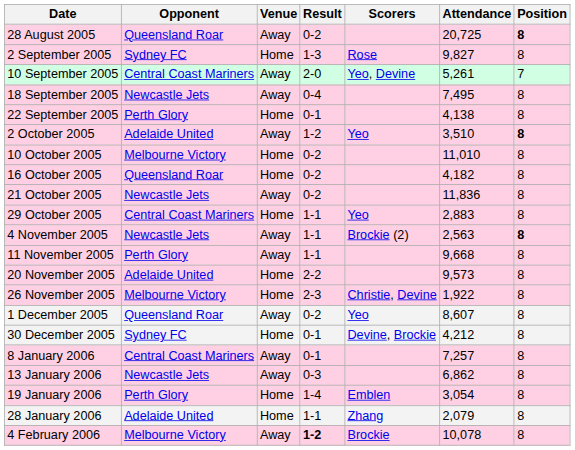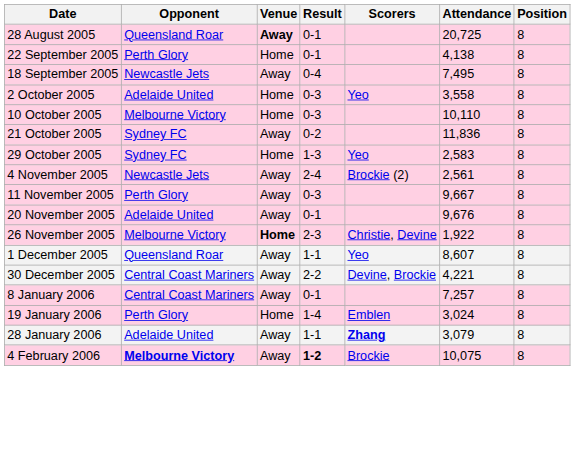(275, 34) normal -> (276, 34) bold
(312, 34) 0-2 -> (312, 34) 0-1
(521, 34) bold -> (521, 34) normal
- row: (59, 54)
- row: (63, 74)
rows swapped: (63, 94) <-> (63, 114)
(275, 134) Away -> (277, 94) Home
(312, 134) 1-2 -> (312, 94) 0-3
(458, 134) 3,510 -> (458, 94) 3,558
(521, 134) bold -> (521, 94) normal
(312, 154) 0-2 -> (312, 114) 0-3
(461, 154) 11,010 -> (461, 114) 10,110
- row: (54, 174)
(167, 194) Newcastle Jets -> (155, 134) Sydney FC
(189, 214) Central Coast Mariners -> (155, 154) Sydney FC
(312, 214) 1-1 -> (312, 154) 1-3
(458, 214) 2,883 -> (458, 154) 2,583
(312, 235) 1-1 -> (312, 174) 2-4
(458, 235) 2,563 -> (458, 174) 2,561
(521, 235) bold -> (521, 174) normal
(312, 255) 1-1 -> (312, 194) 0-3
(458, 255) 9,668 -> (458, 194) 9,667
(277, 275) Home -> (275, 214) Away
(312, 275) 2-2 -> (312, 214) 0-1
(458, 275) 9,573 -> (458, 214) 9,676
(277, 295) normal -> (278, 235) bold
(312, 315) 0-2 -> (312, 255) 1-1
(155, 335) Sydney FC -> (189, 275) Central Coast Mariners
(277, 335) Home -> (275, 275) Away
(312, 335) 0-1 -> (312, 275) 2-2
(458, 335) 4,212 -> (458, 275) 4,221
- row: (54, 375)
(458, 395) 3,054 -> (458, 315) 3,024
(277, 415) Home -> (275, 335) Away
(365, 415) normal -> (366, 335) bold
(458, 415) 2,079 -> (458, 335) 3,079
(175, 435) normal -> (179, 355) bold
(462, 435) 10,078 -> (462, 355) 10,075
